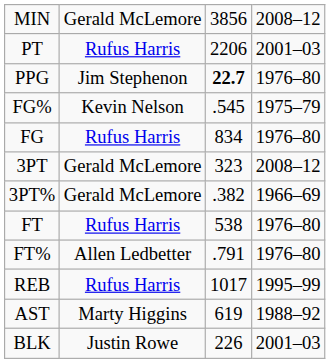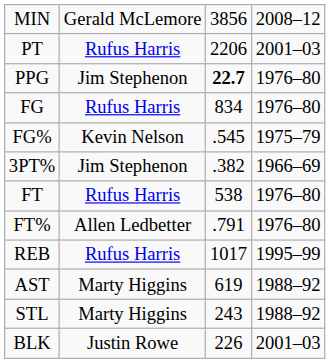rows swapped: (32, 136) <-> (32, 107)
- row: (32, 166)
(133, 195) Gerald McLemore -> (133, 166) Jim Stephenon
+ row: (32, 313)
